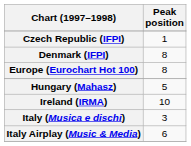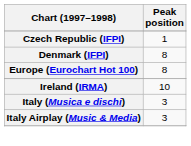- row: (74, 86)
(165, 133) 6 -> (165, 117) 3
